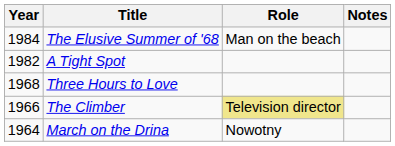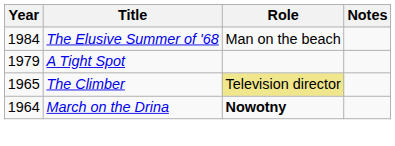(24, 61) 1982 -> (24, 61) 1979
- row: (112, 84)
(24, 107) 1966 -> (24, 84) 1965
(254, 130) normal -> (256, 107) bold
